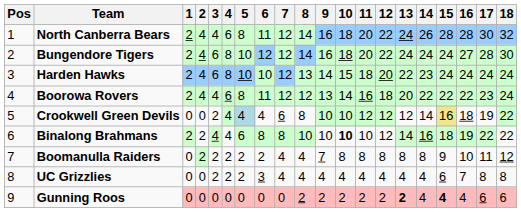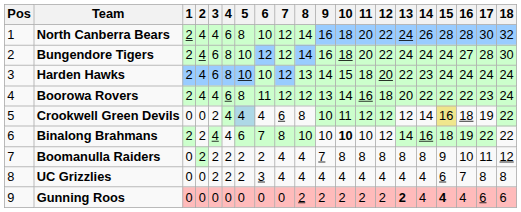(264, 34) 11 -> (265, 34) 10
(346, 116) 10 -> (345, 116) 11
(261, 136) 8 -> (261, 136) 7
